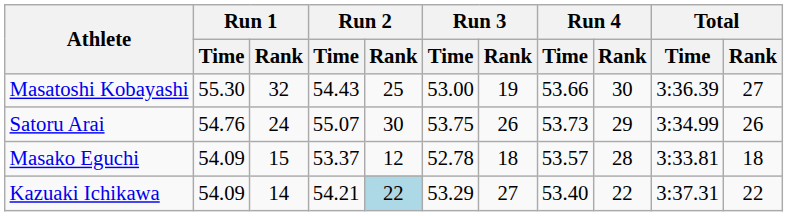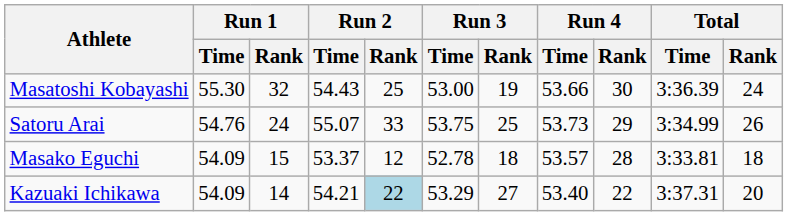(753, 90) 27 -> (753, 90) 24
(393, 124) 30 -> (393, 124) 33
(508, 124) 26 -> (508, 124) 25
(753, 192) 22 -> (753, 192) 20
